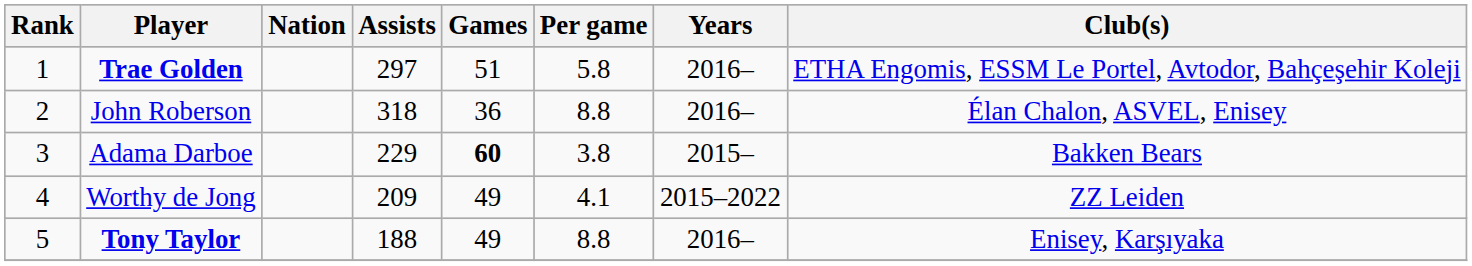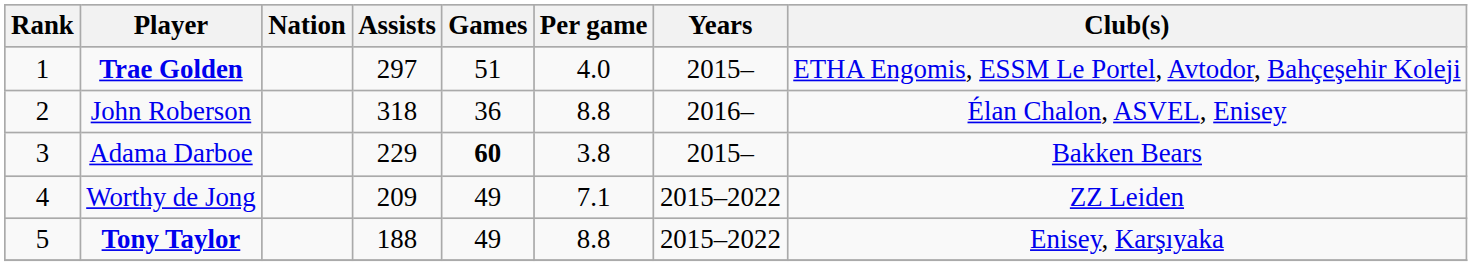(594, 68) 5.8 -> (594, 68) 4.0
(720, 68) 2016– -> (720, 68) 2015–
(594, 196) 4.1 -> (594, 196) 7.1
(720, 238) 2016– -> (720, 238) 2015–2022
